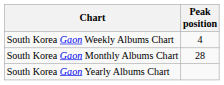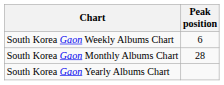(200, 39) 4 -> (200, 39) 6
